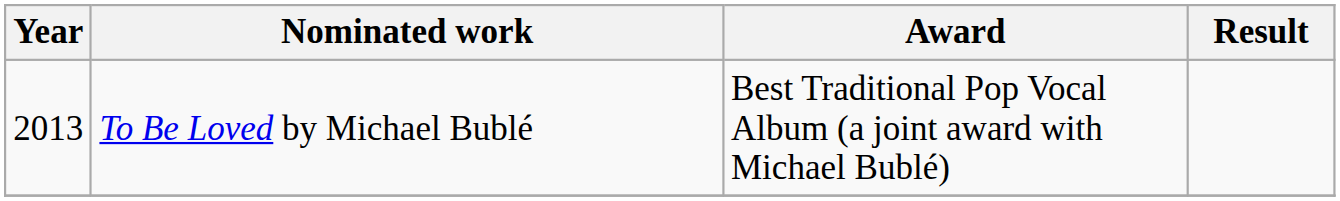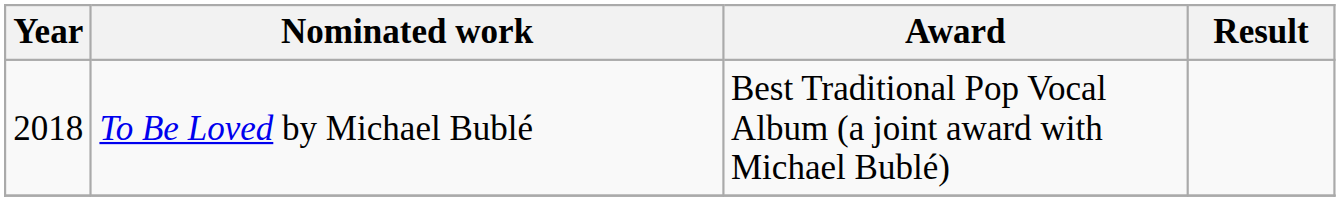(48, 127) 2013 -> (48, 127) 2018
